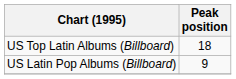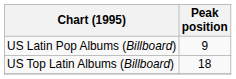rows swapped: (91, 45) <-> (92, 64)
